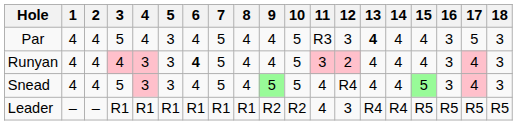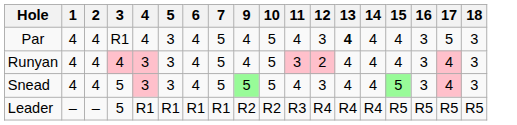- column: (246, 16)
(120, 39) 5 -> (120, 39) R1
(322, 39) R3 -> (297, 39) 4
(196, 62) bold -> (196, 62) normal
(348, 85) R4 -> (322, 85) 3
(120, 108) R1 -> (120, 108) 5
(322, 108) 4 -> (297, 108) R3
(348, 108) 3 -> (322, 108) R4
